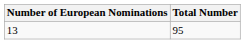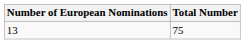(178, 30) 95 -> (178, 30) 75
